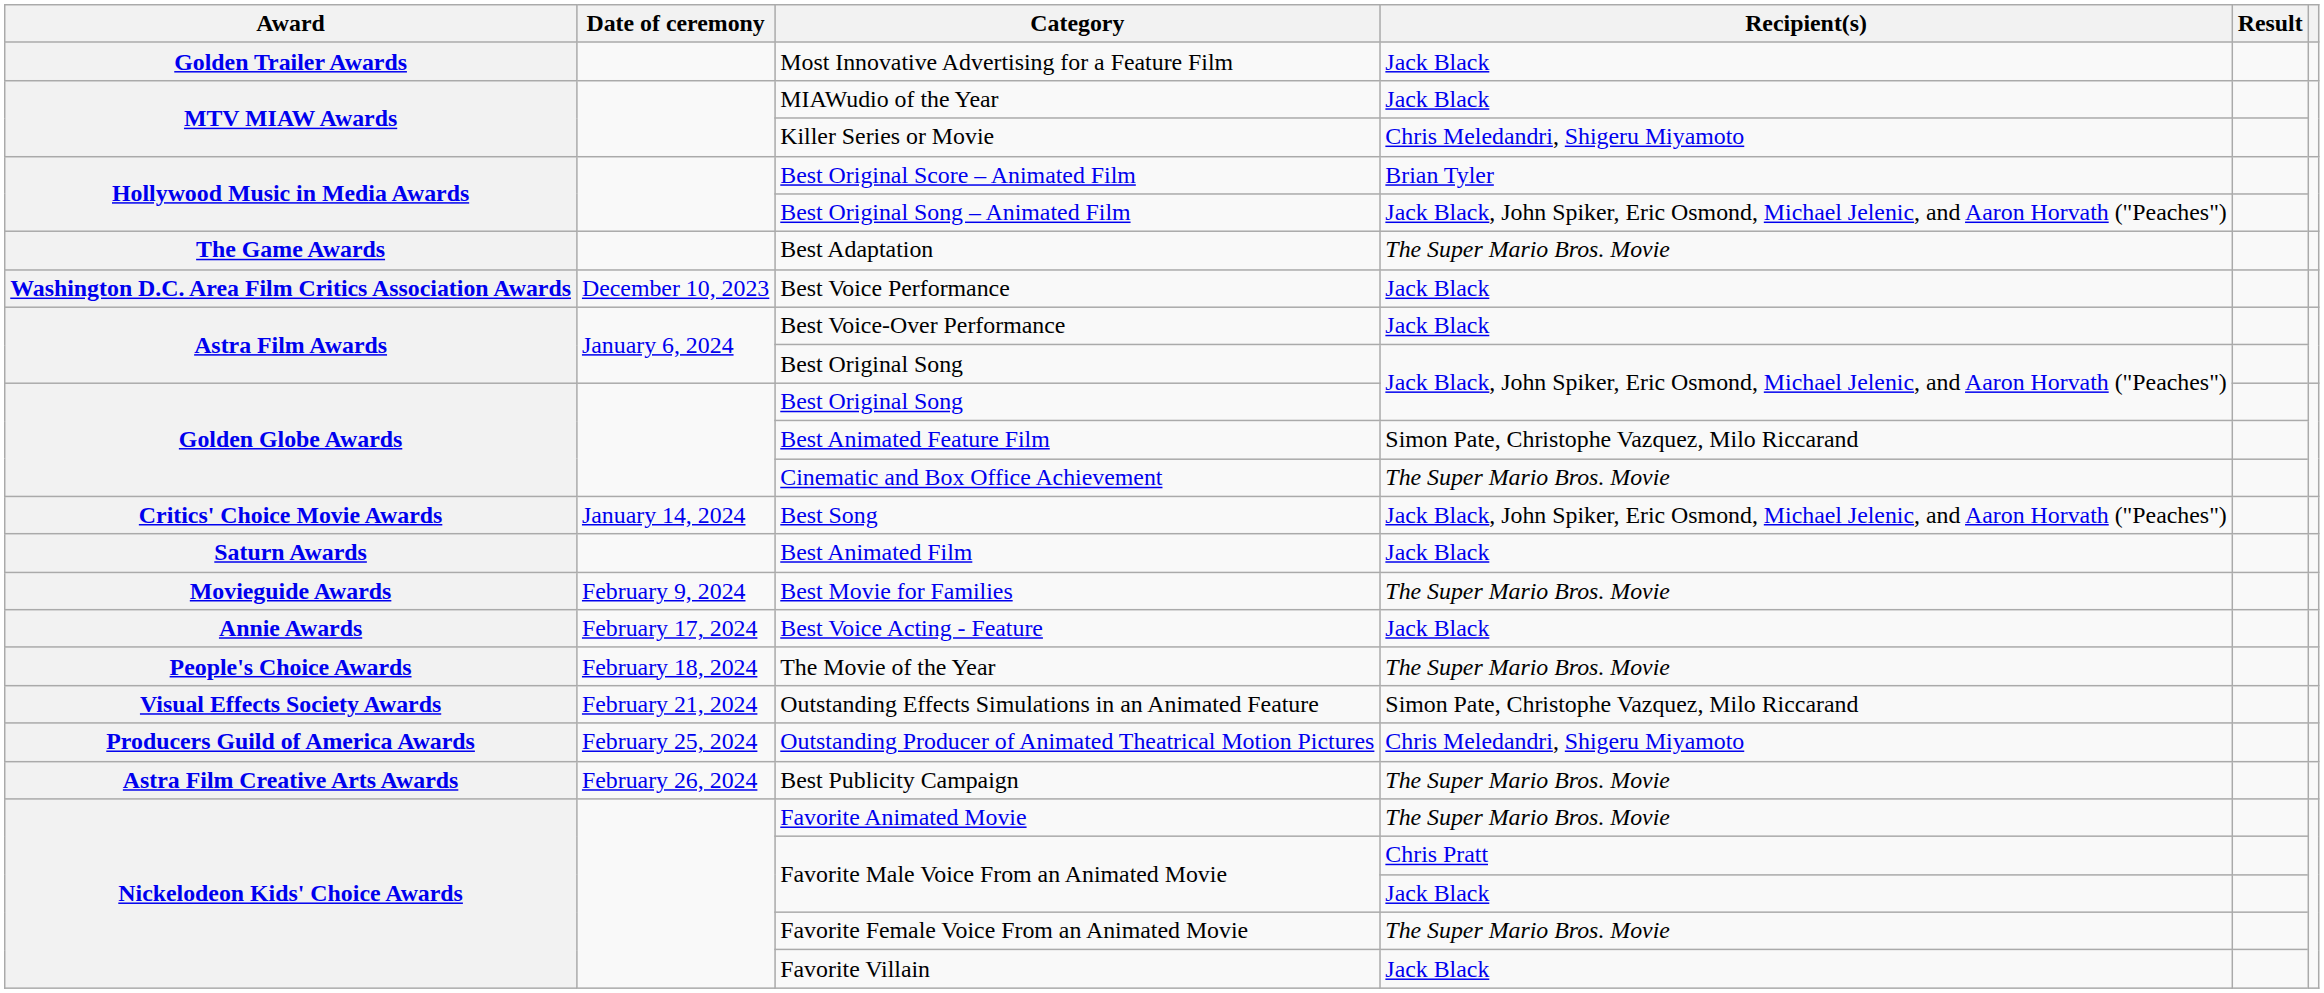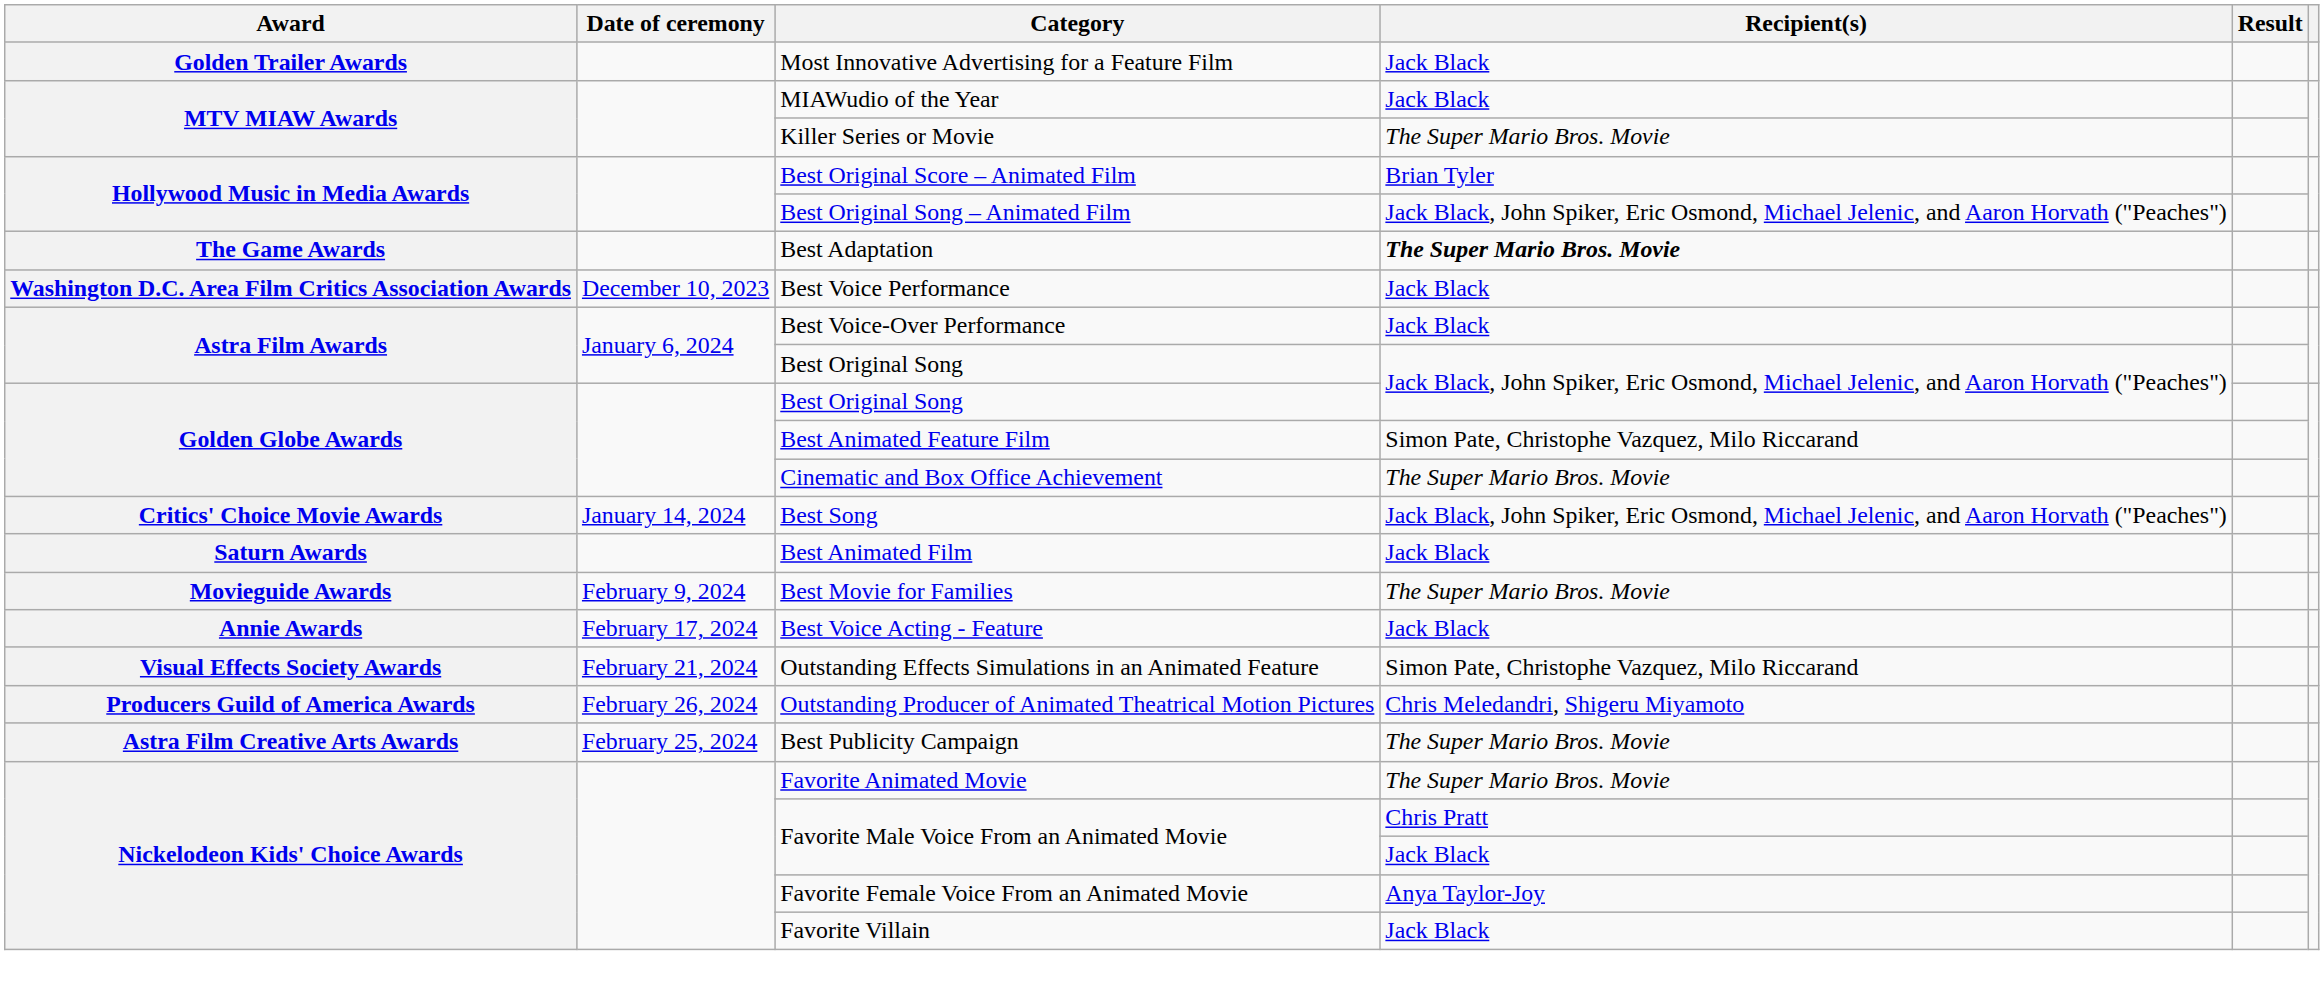(1565, 136) Chris Meledandri, Shigeru Miyamoto -> (1528, 136) The Super Mario Bros. Movie
(1528, 250) normal -> (1533, 250) bold
- row: (291, 666)
(670, 741) February 25, 2024 -> (670, 703) February 26, 2024
(670, 779) February 26, 2024 -> (670, 741) February 25, 2024
(1528, 930) The Super Mario Bros. Movie -> (1465, 893) Anya Taylor-Joy
